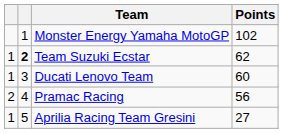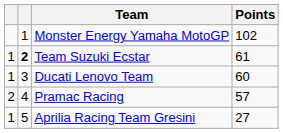(243, 56) 62 -> (243, 56) 61
(243, 97) 56 -> (243, 97) 57
